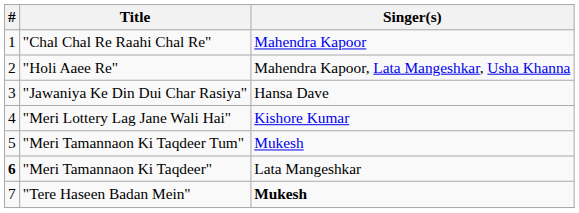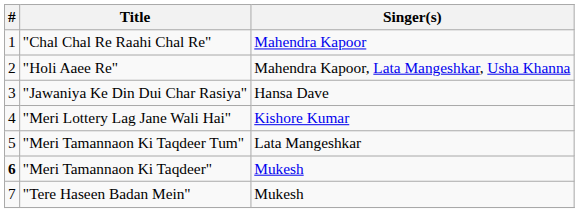(279, 143) Mukesh -> (308, 143) Lata Mangeshkar
(308, 169) Lata Mangeshkar -> (279, 169) Mukesh
(281, 194) bold -> (279, 194) normal
